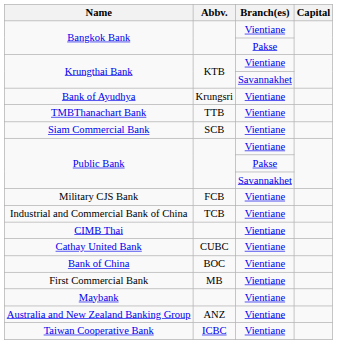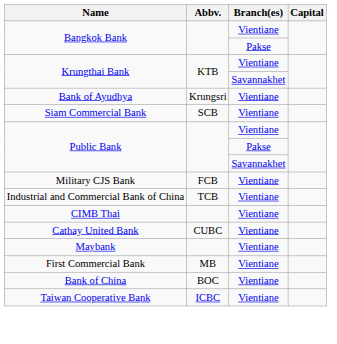- row: (99, 113)
rows swapped: (99, 264) <-> (99, 297)
- row: (99, 314)
